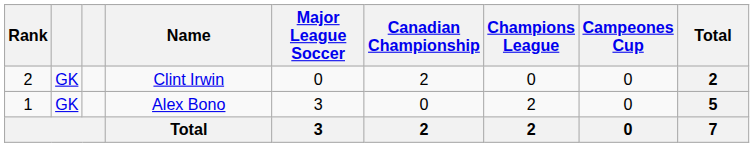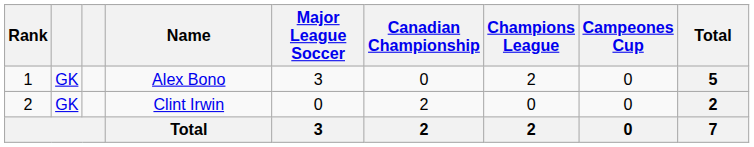rows swapped: (189, 105) <-> (189, 79)
